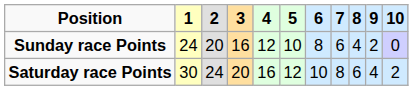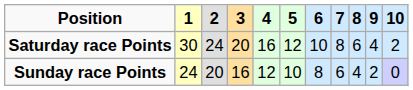rows swapped: (90, 72) <-> (90, 45)
